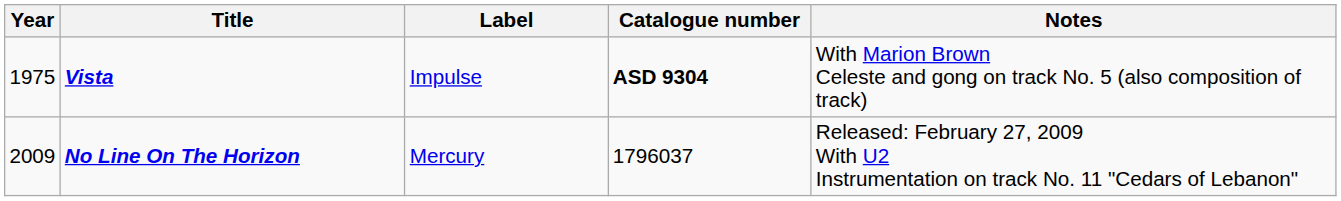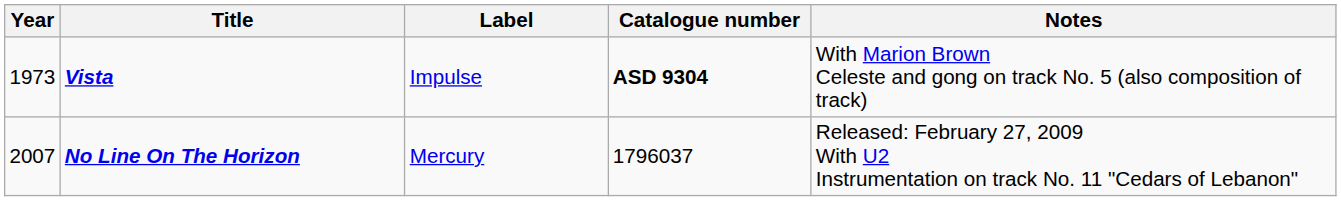(32, 76) 1975 -> (32, 76) 1973
(32, 155) 2009 -> (32, 155) 2007
